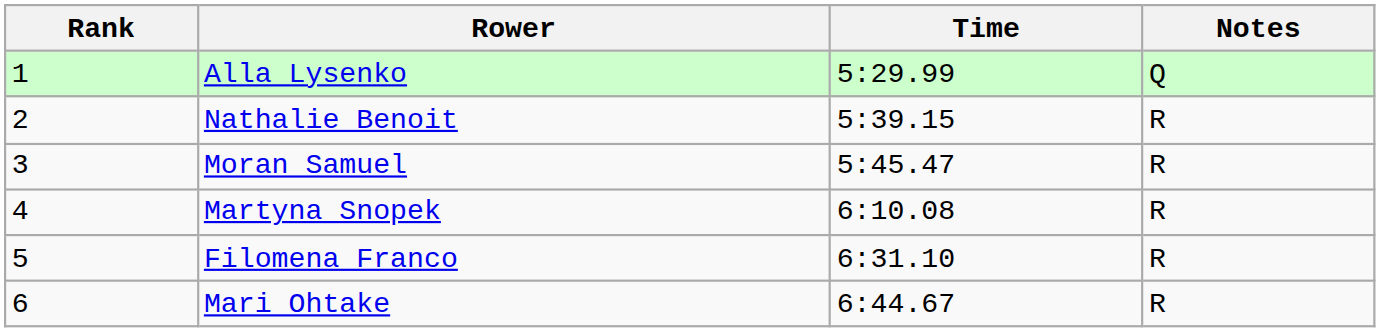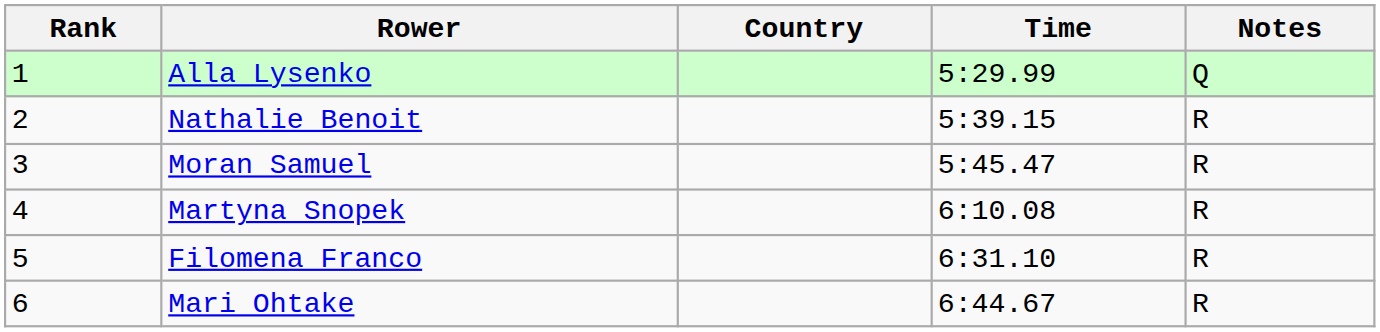+ column: (804, 28)
